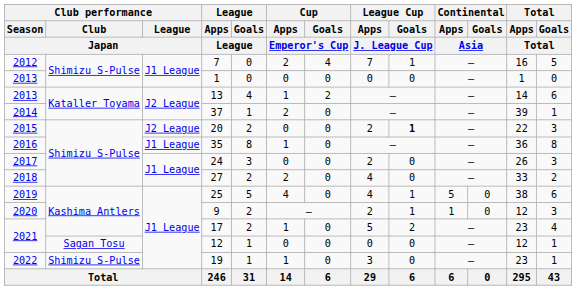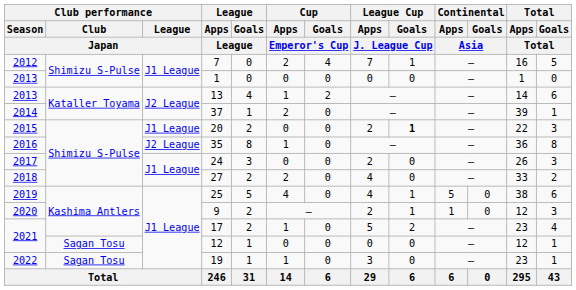(172, 128) J2 League -> (172, 128) J1 League
(172, 145) J1 League -> (172, 145) J2 League
(94, 261) Shimizu S-Pulse -> (94, 261) Sagan Tosu
